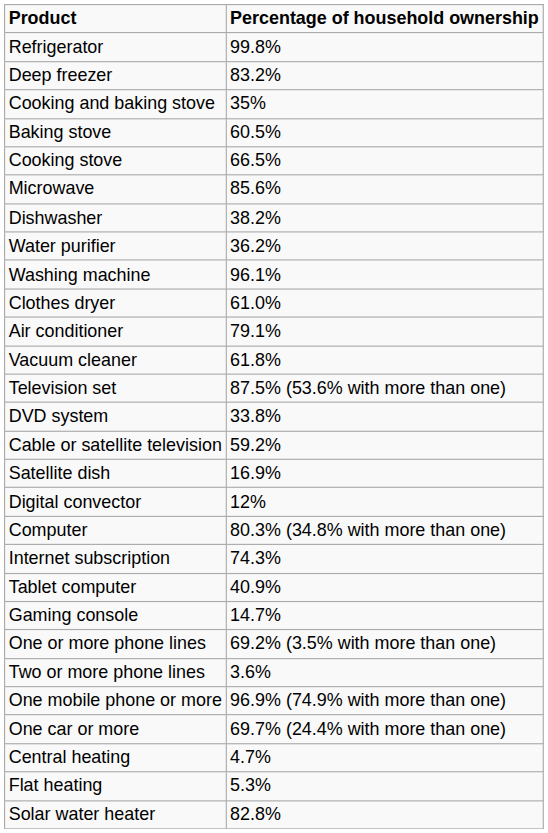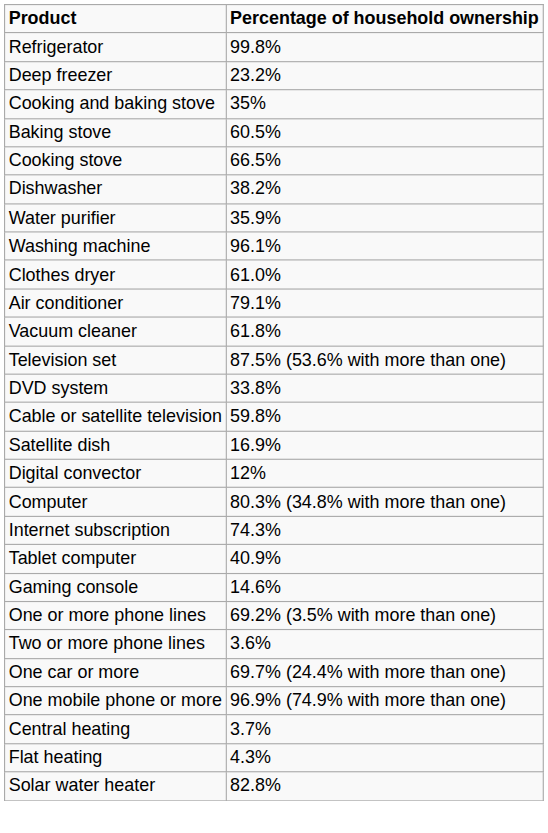(256, 75) 83.2% -> (256, 75) 23.2%
- row: (52, 189)
(256, 246) 36.2% -> (256, 217) 35.9%
(256, 445) 59.2% -> (256, 416) 59.8%
(256, 615) 14.7% -> (256, 587) 14.6%
rows swapped: (115, 700) <-> (74, 729)
(251, 757) 4.7% -> (251, 729) 3.7%
(251, 786) 5.3% -> (251, 757) 4.3%
